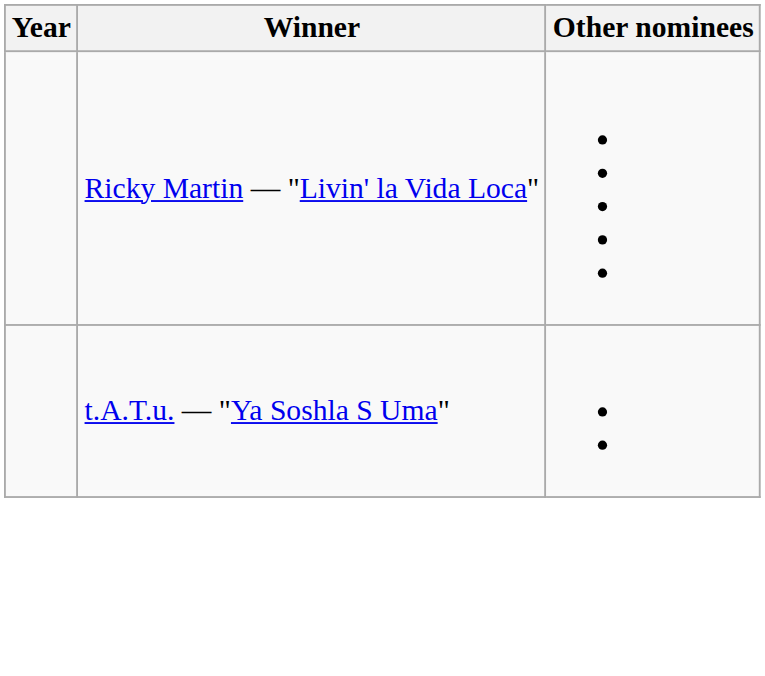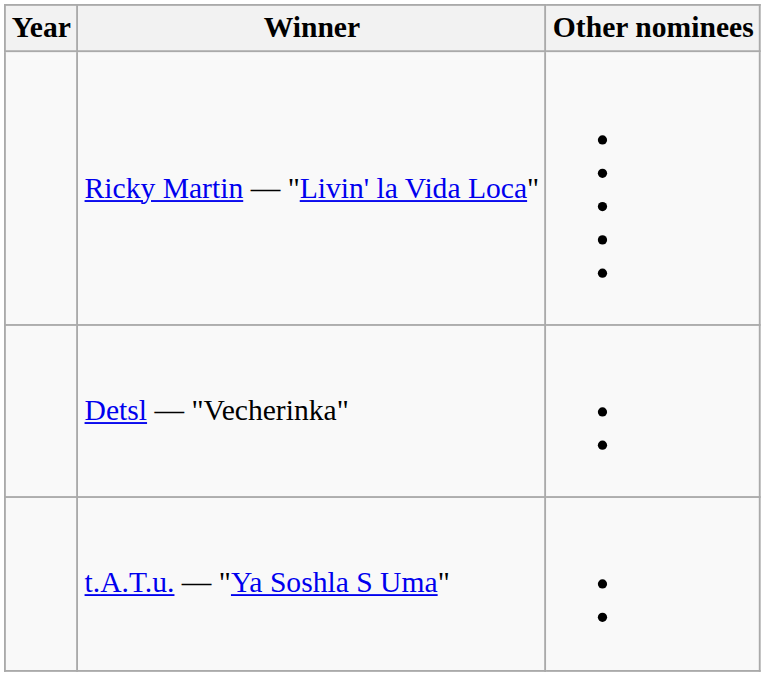+ row: (217, 410)
